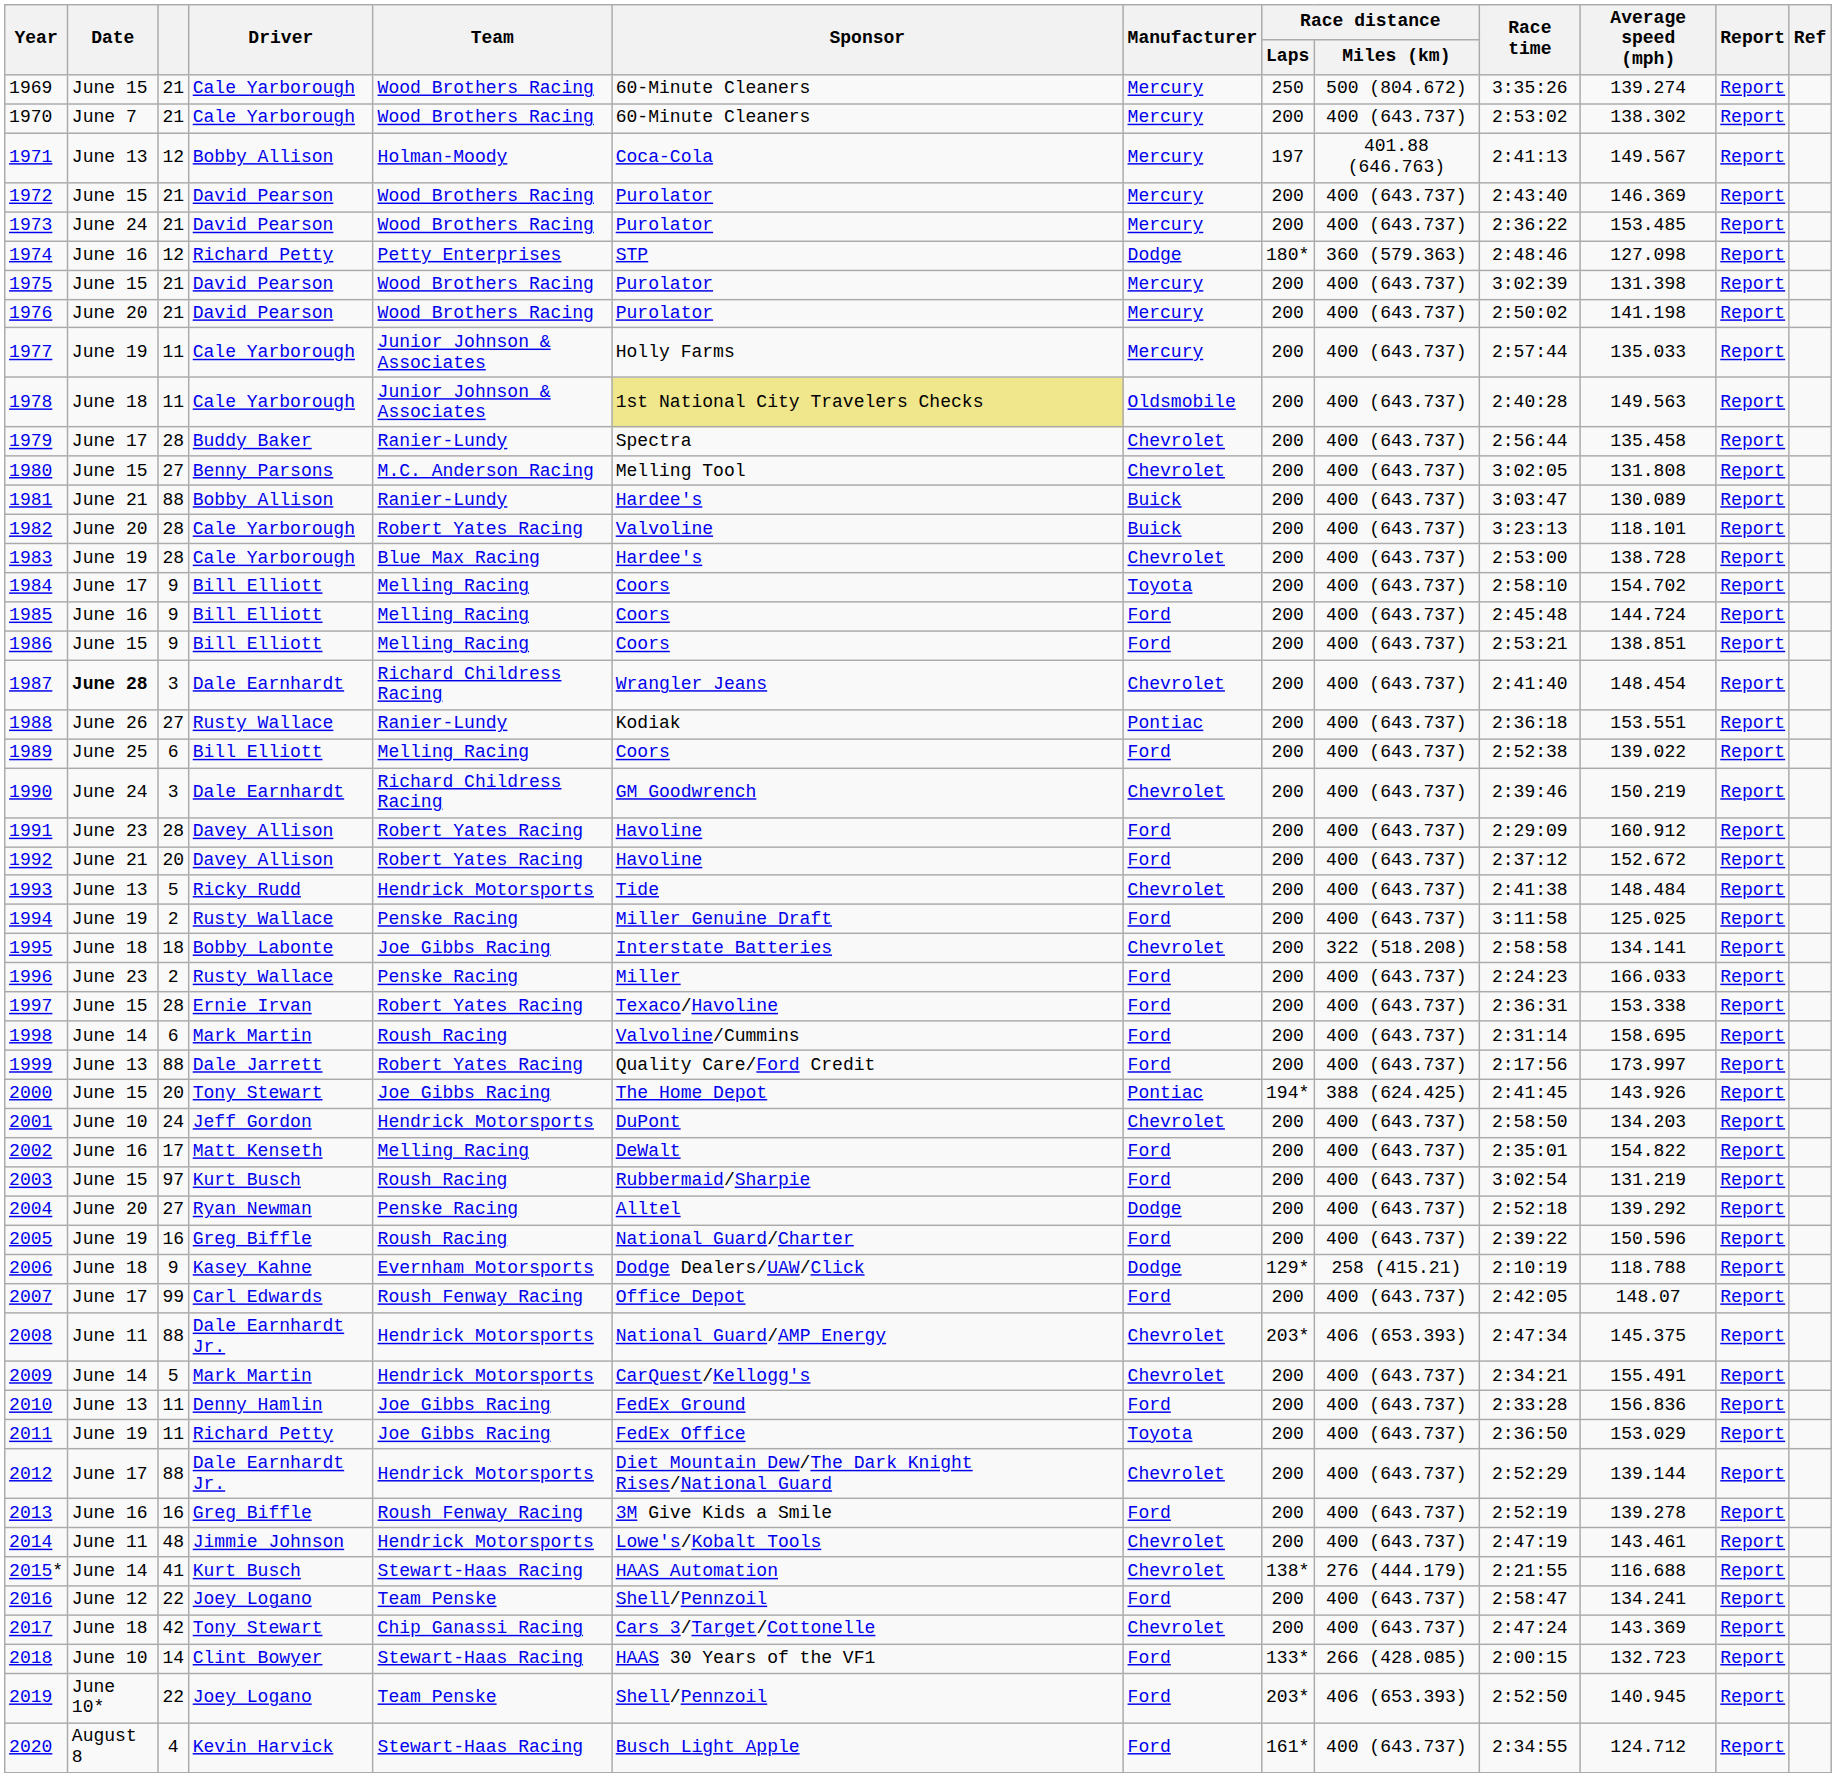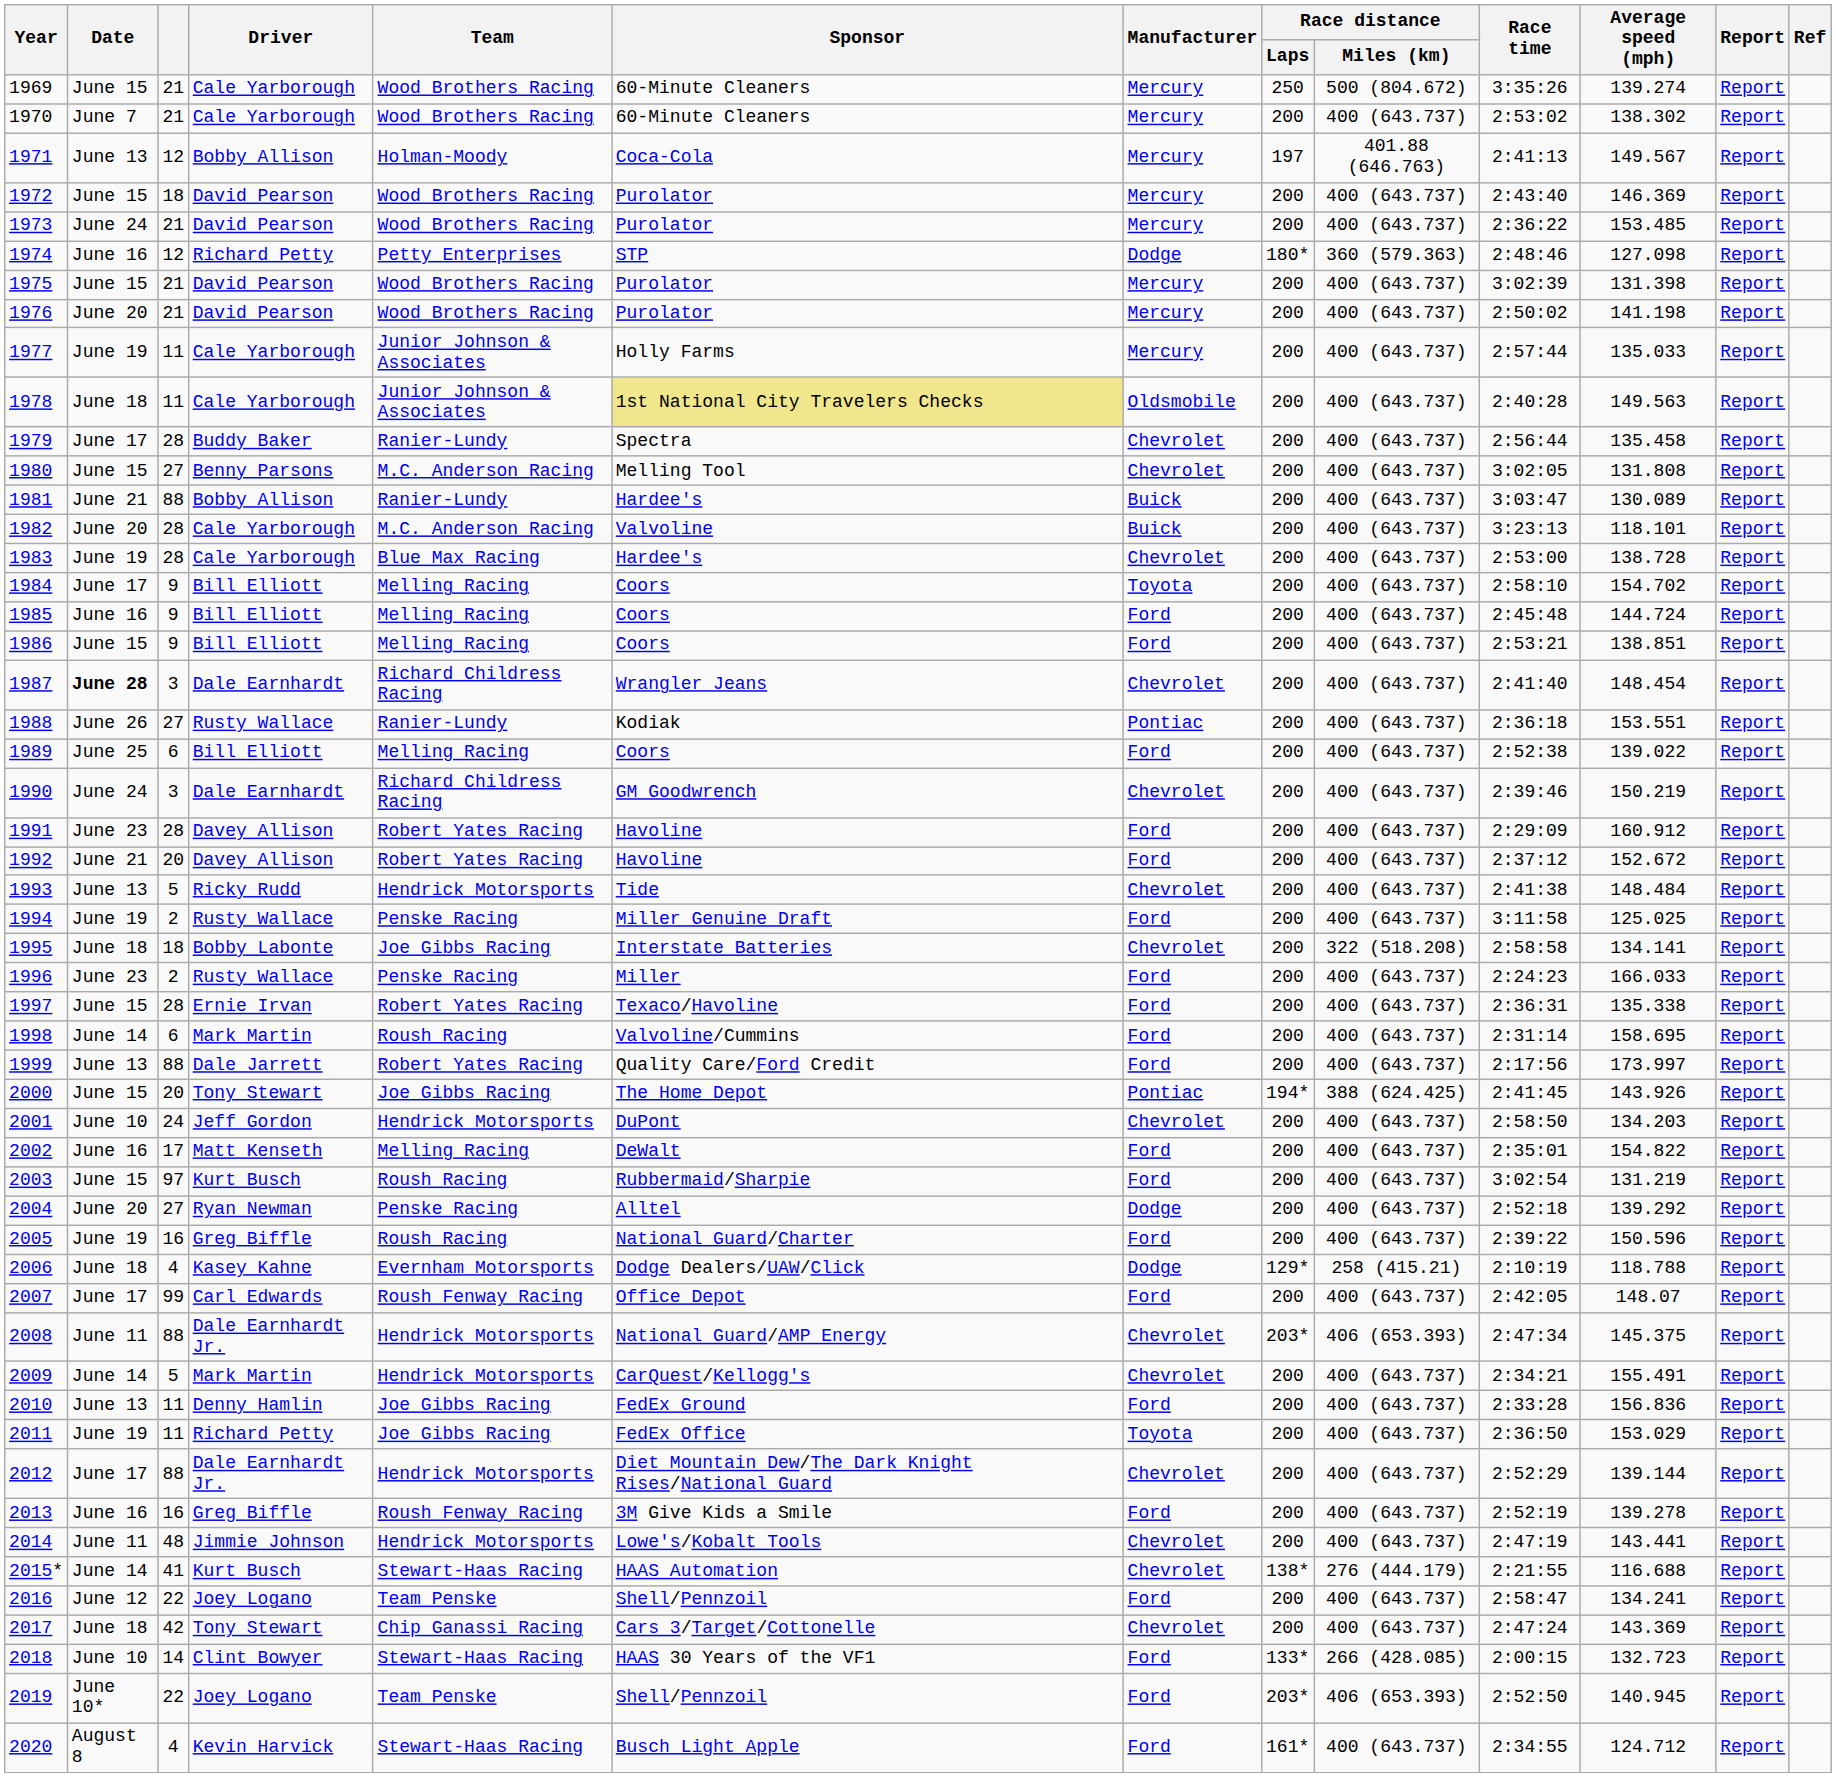(173, 197) 21 -> (173, 197) 18
(480, 529) Robert Yates Racing -> (486, 529) M.C. Anderson Racing
(1648, 1007) 153.338 -> (1648, 1007) 135.338
(173, 1269) 9 -> (173, 1269) 4
(1648, 1543) 143.461 -> (1648, 1543) 143.441
